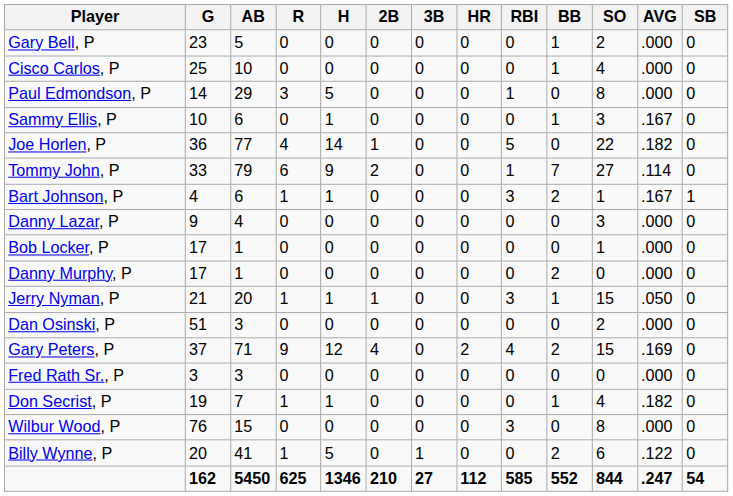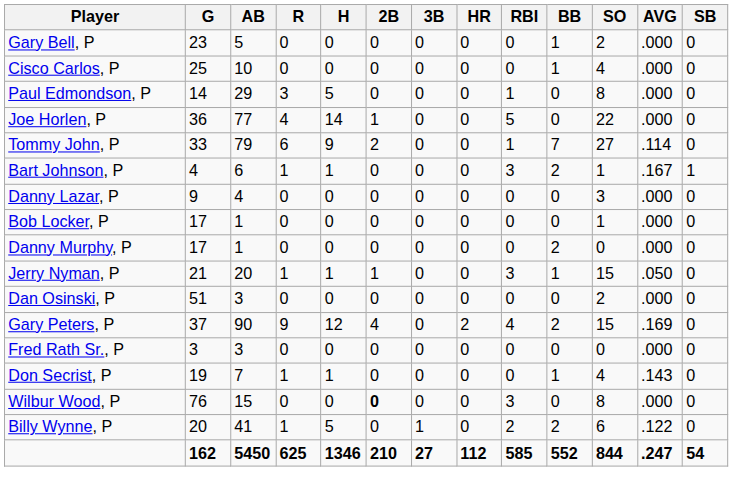- row: (63, 119)
(657, 145) .182 -> (657, 119) .000
(243, 350) 71 -> (243, 324) 90
(657, 401) .182 -> (657, 376) .143
(374, 427) normal -> (374, 401) bold
(510, 453) 0 -> (510, 427) 2
